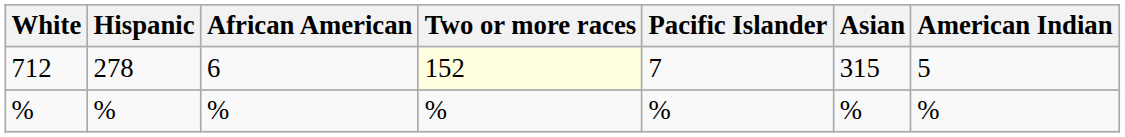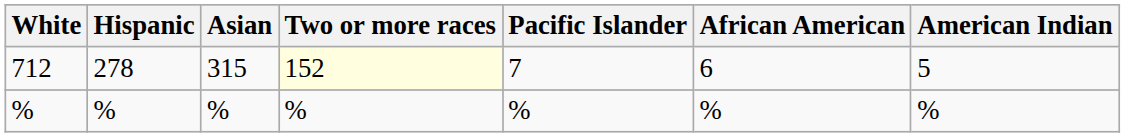columns swapped: (872, 25) <-> (310, 25)
